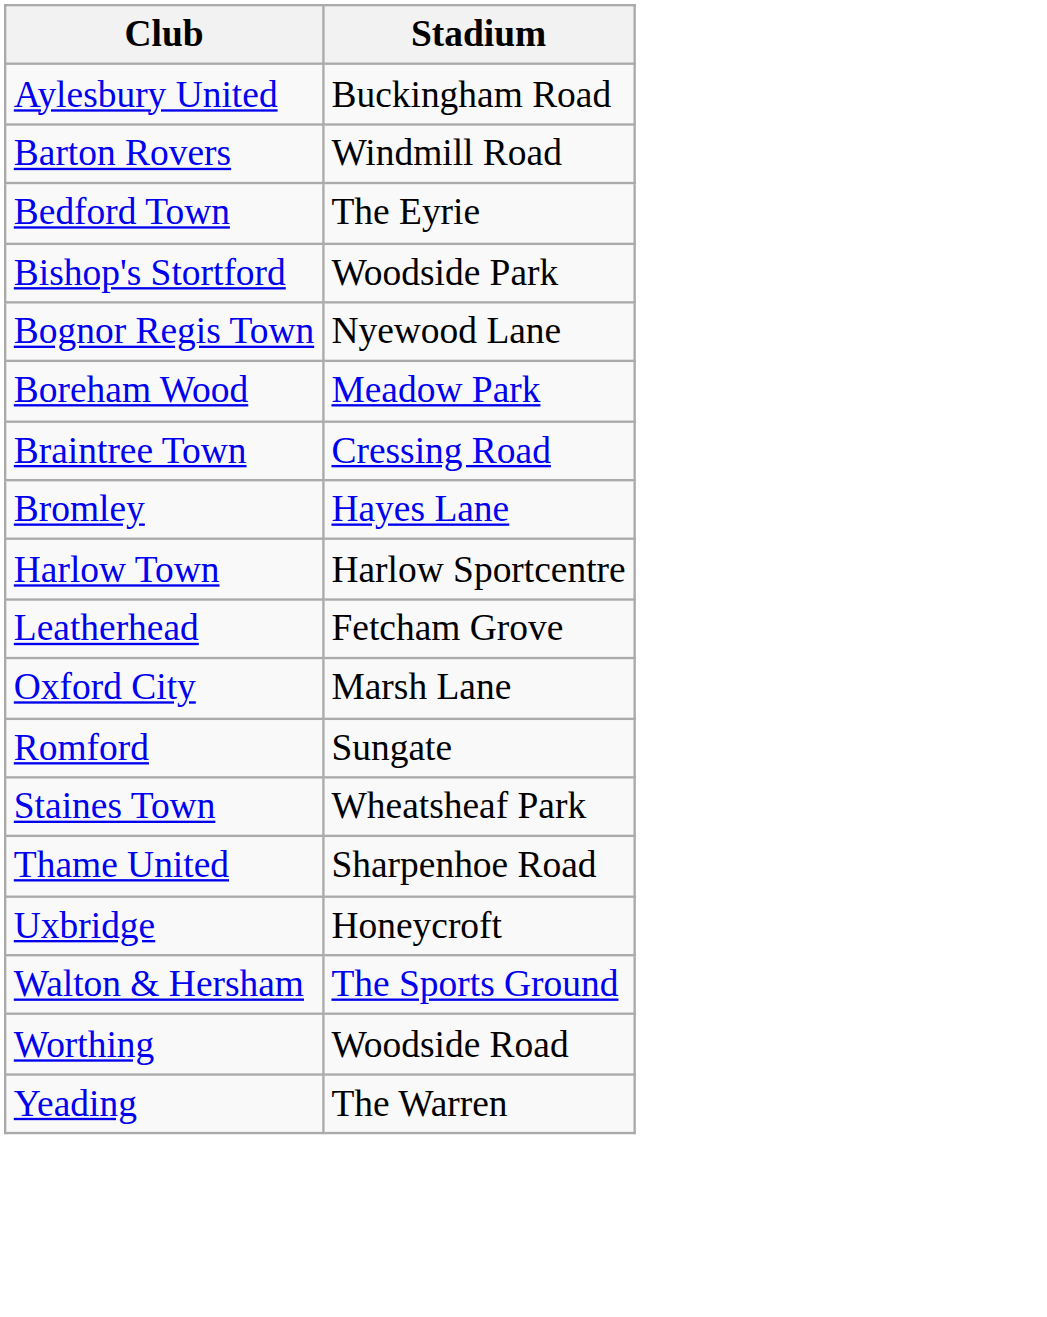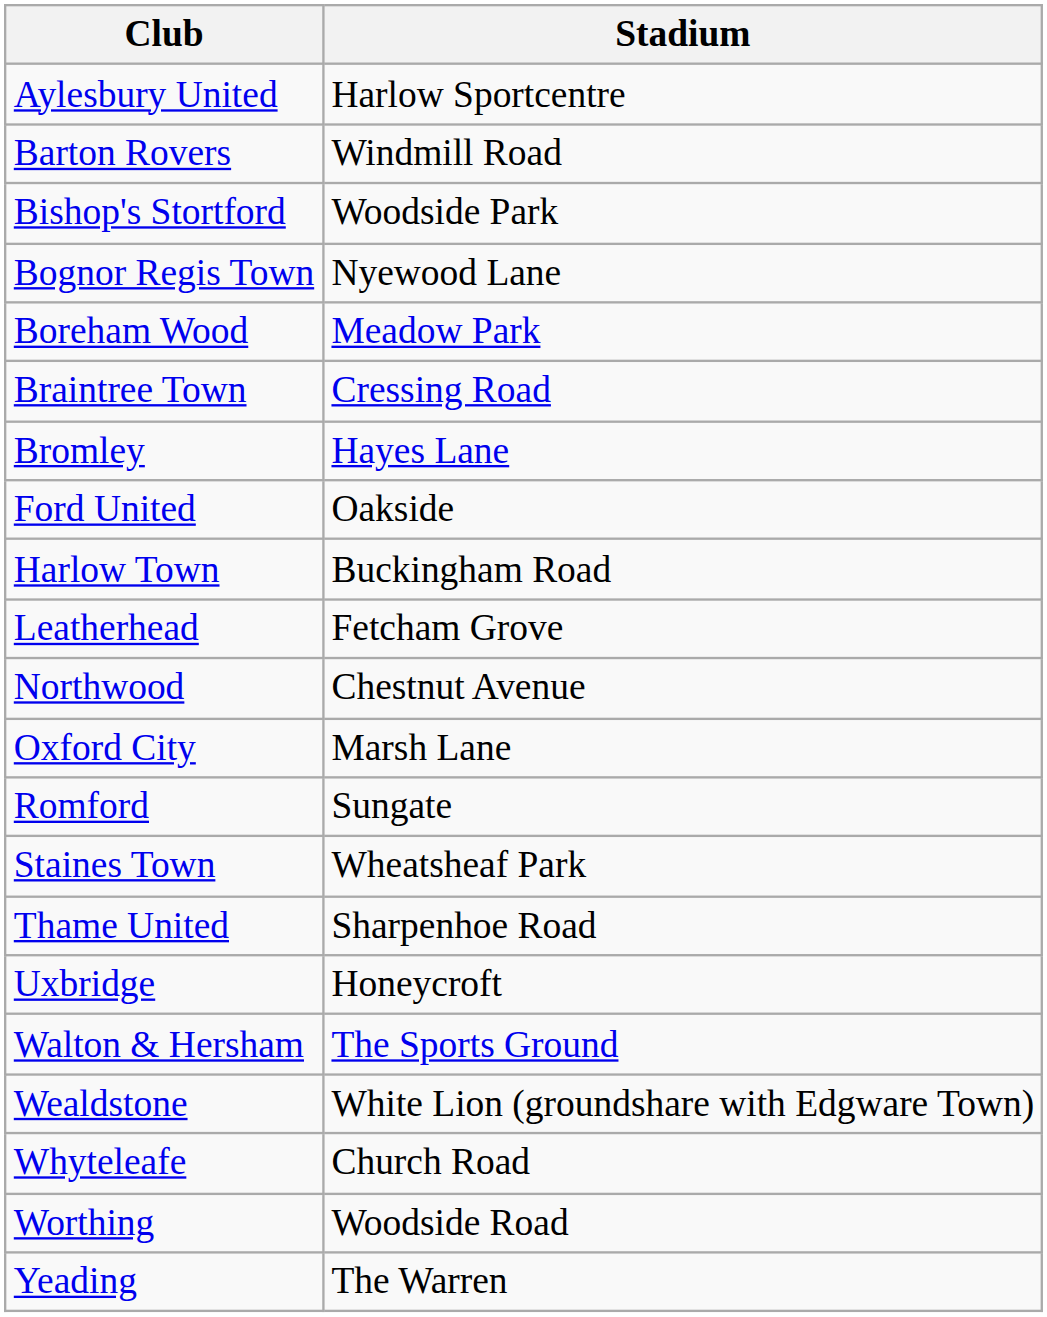(471, 93) Buckingham Road -> (479, 93) Harlow Sportcentre
- row: (122, 212)
+ row: (105, 509)
(479, 568) Harlow Sportcentre -> (471, 568) Buckingham Road
+ row: (99, 687)
+ row: (101, 1102)
+ row: (100, 1162)
